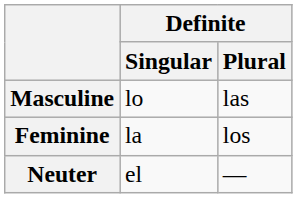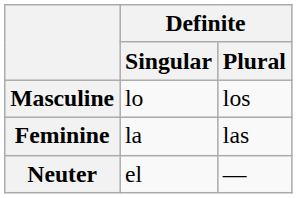(236, 98) las -> (237, 98) los
(237, 135) los -> (236, 135) las
